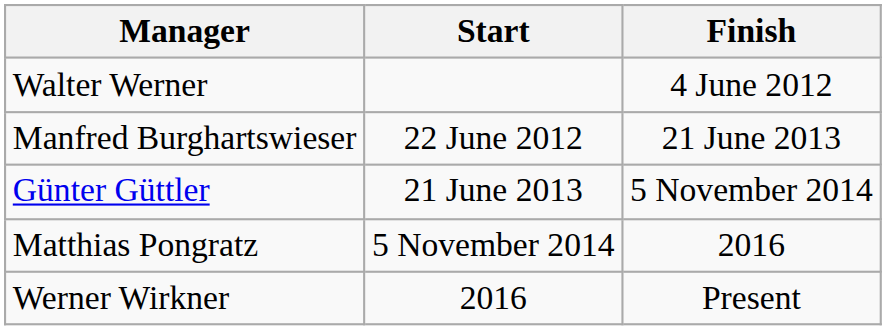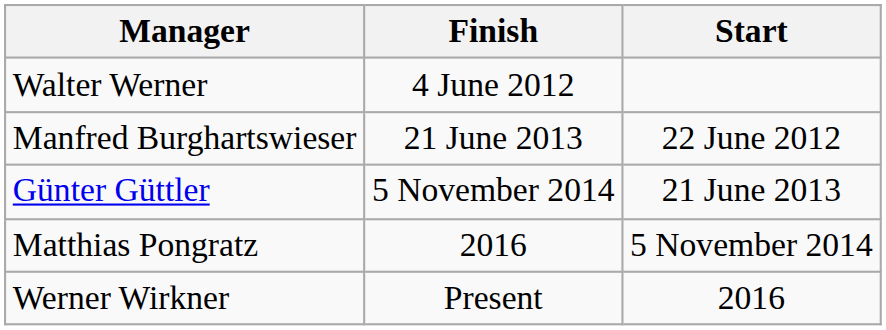columns swapped: (493, 31) <-> (751, 31)
